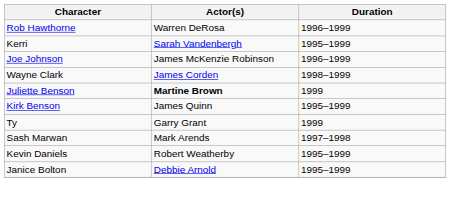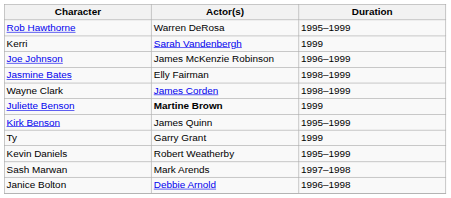(326, 28) 1996–1999 -> (326, 28) 1995–1999
(326, 43) 1995–1999 -> (312, 43) 1999
+ row: (39, 75)
rows swapped: (37, 153) <-> (37, 138)
(326, 169) 1995–1999 -> (326, 185) 1996–1998
